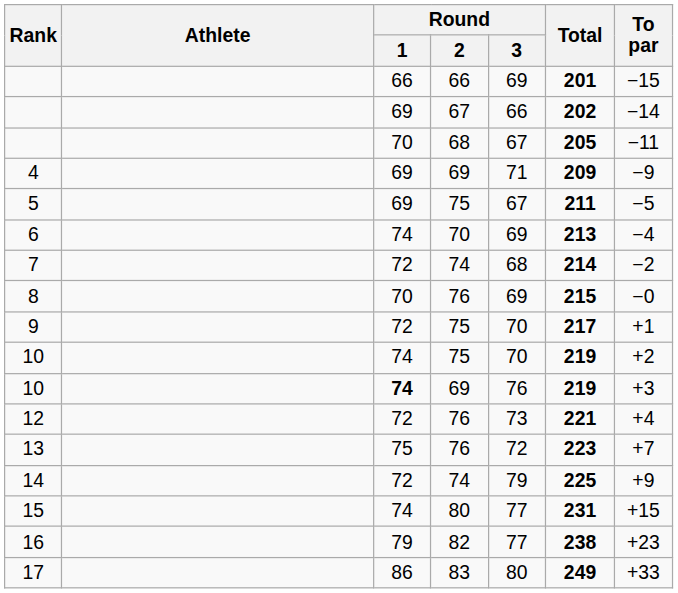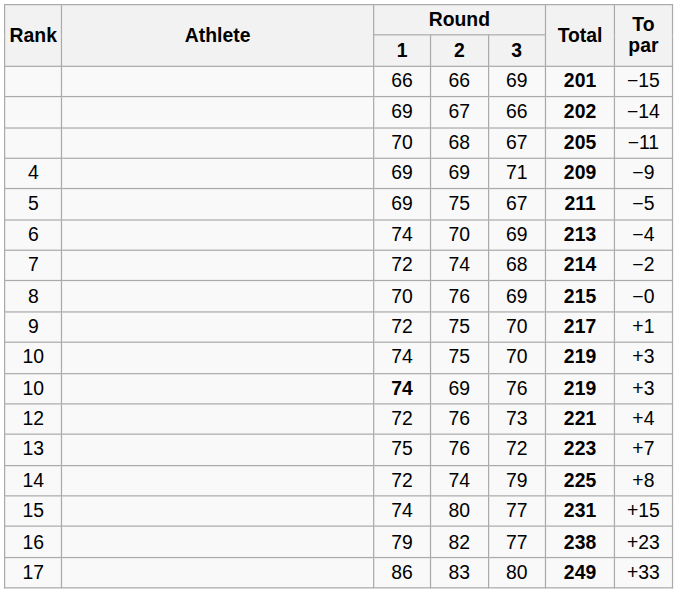(643, 357) +2 -> (643, 357) +3
(643, 480) +9 -> (643, 480) +8
